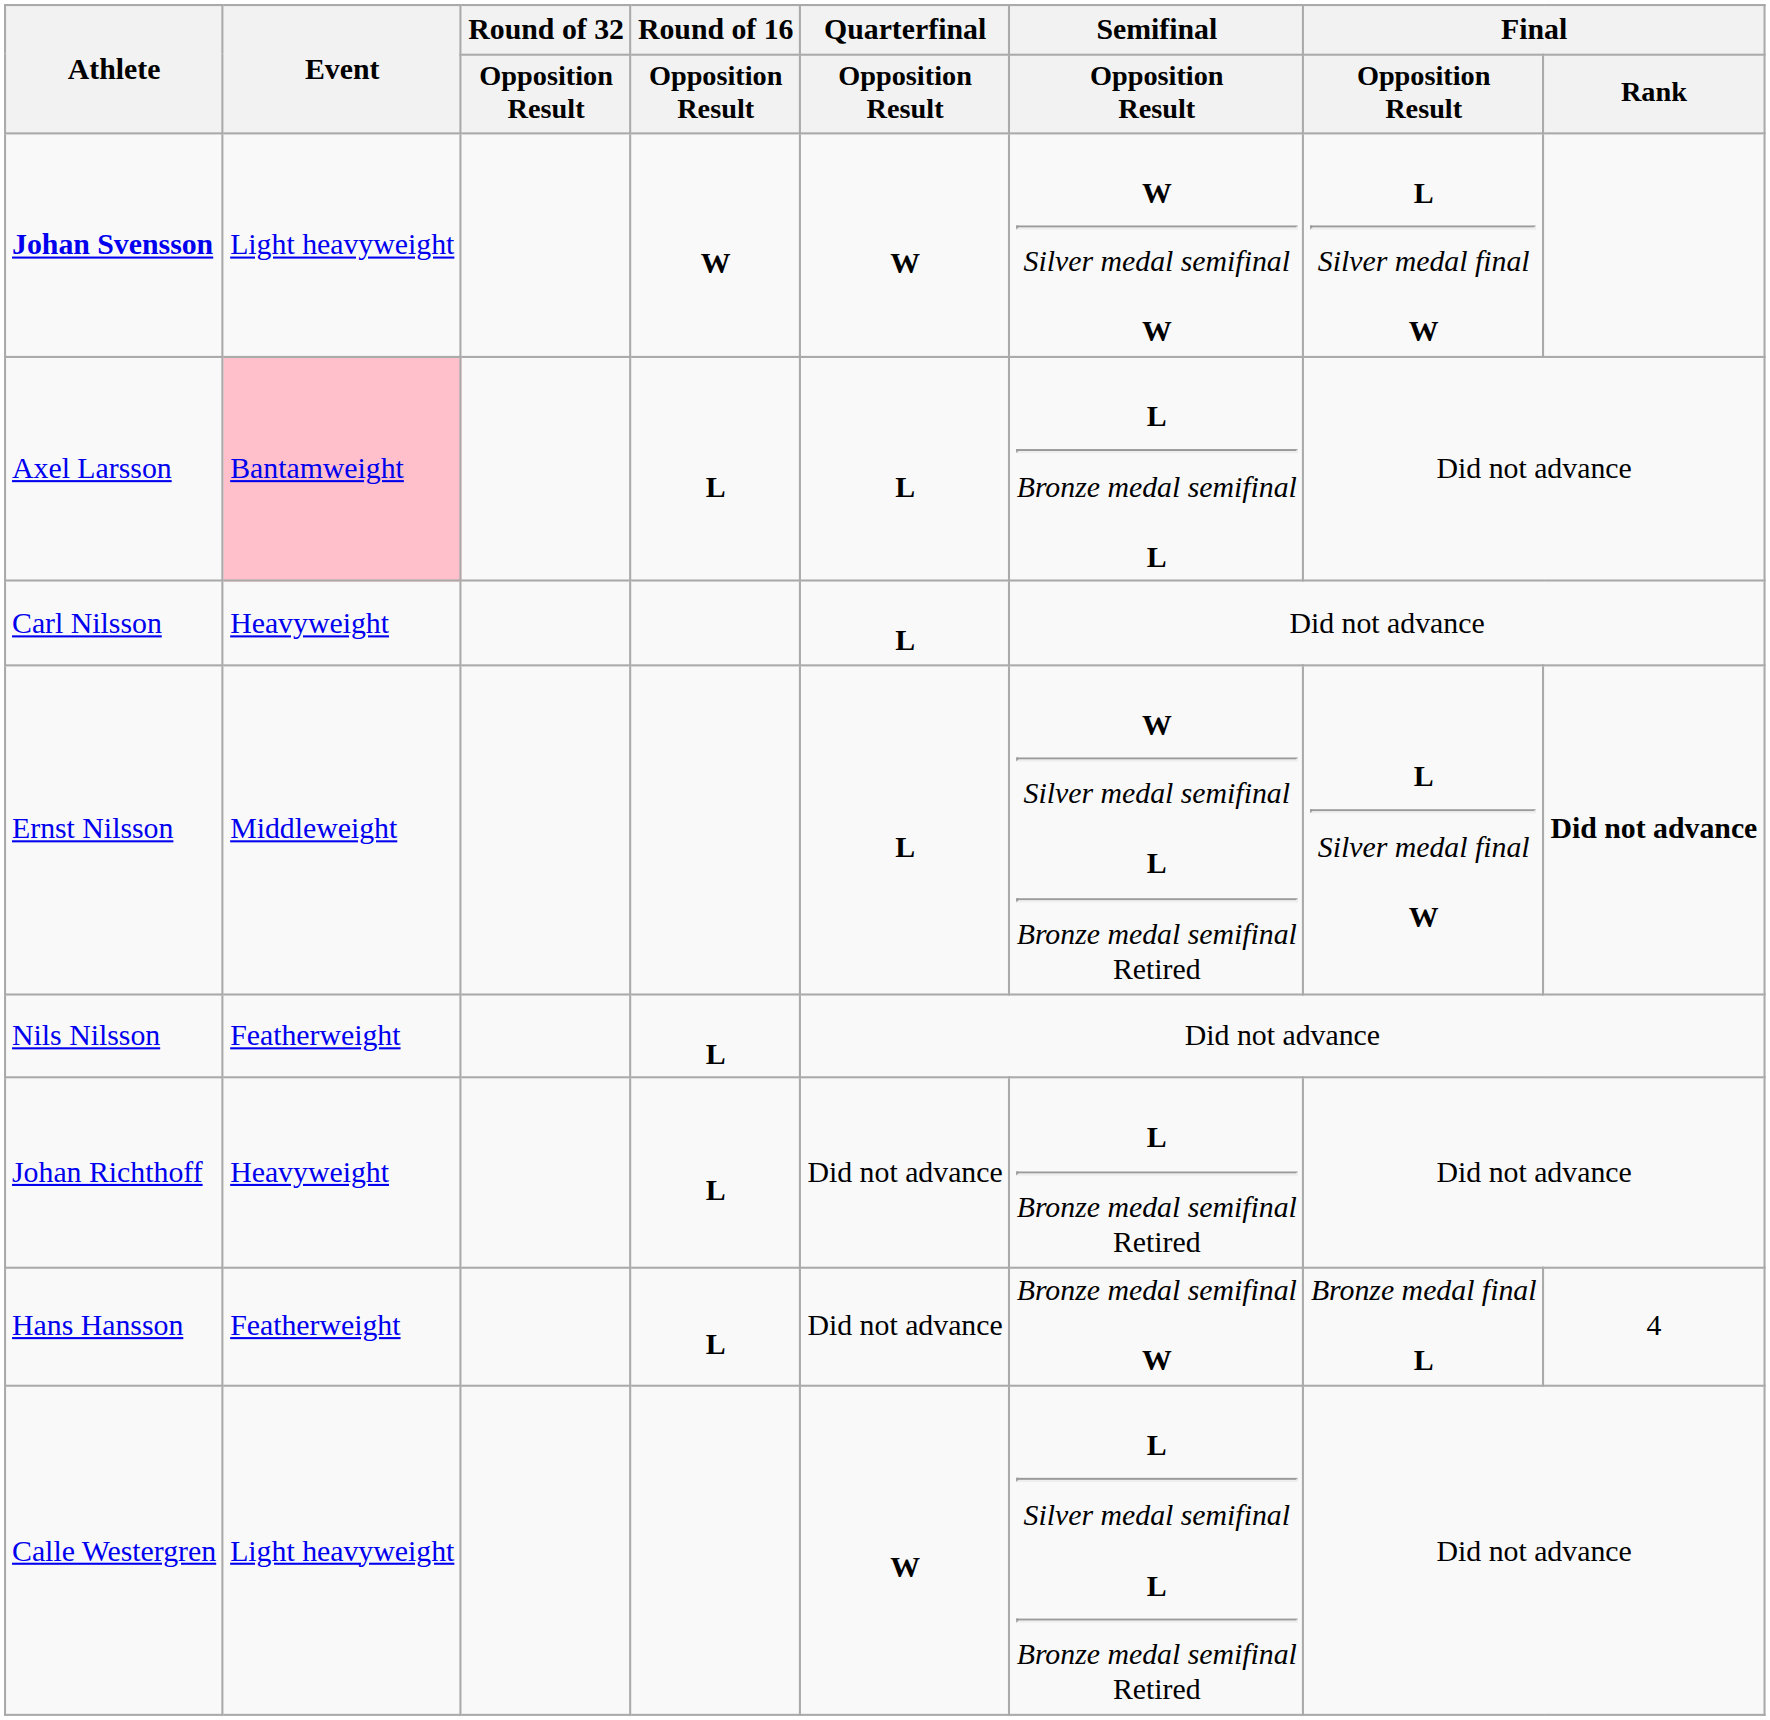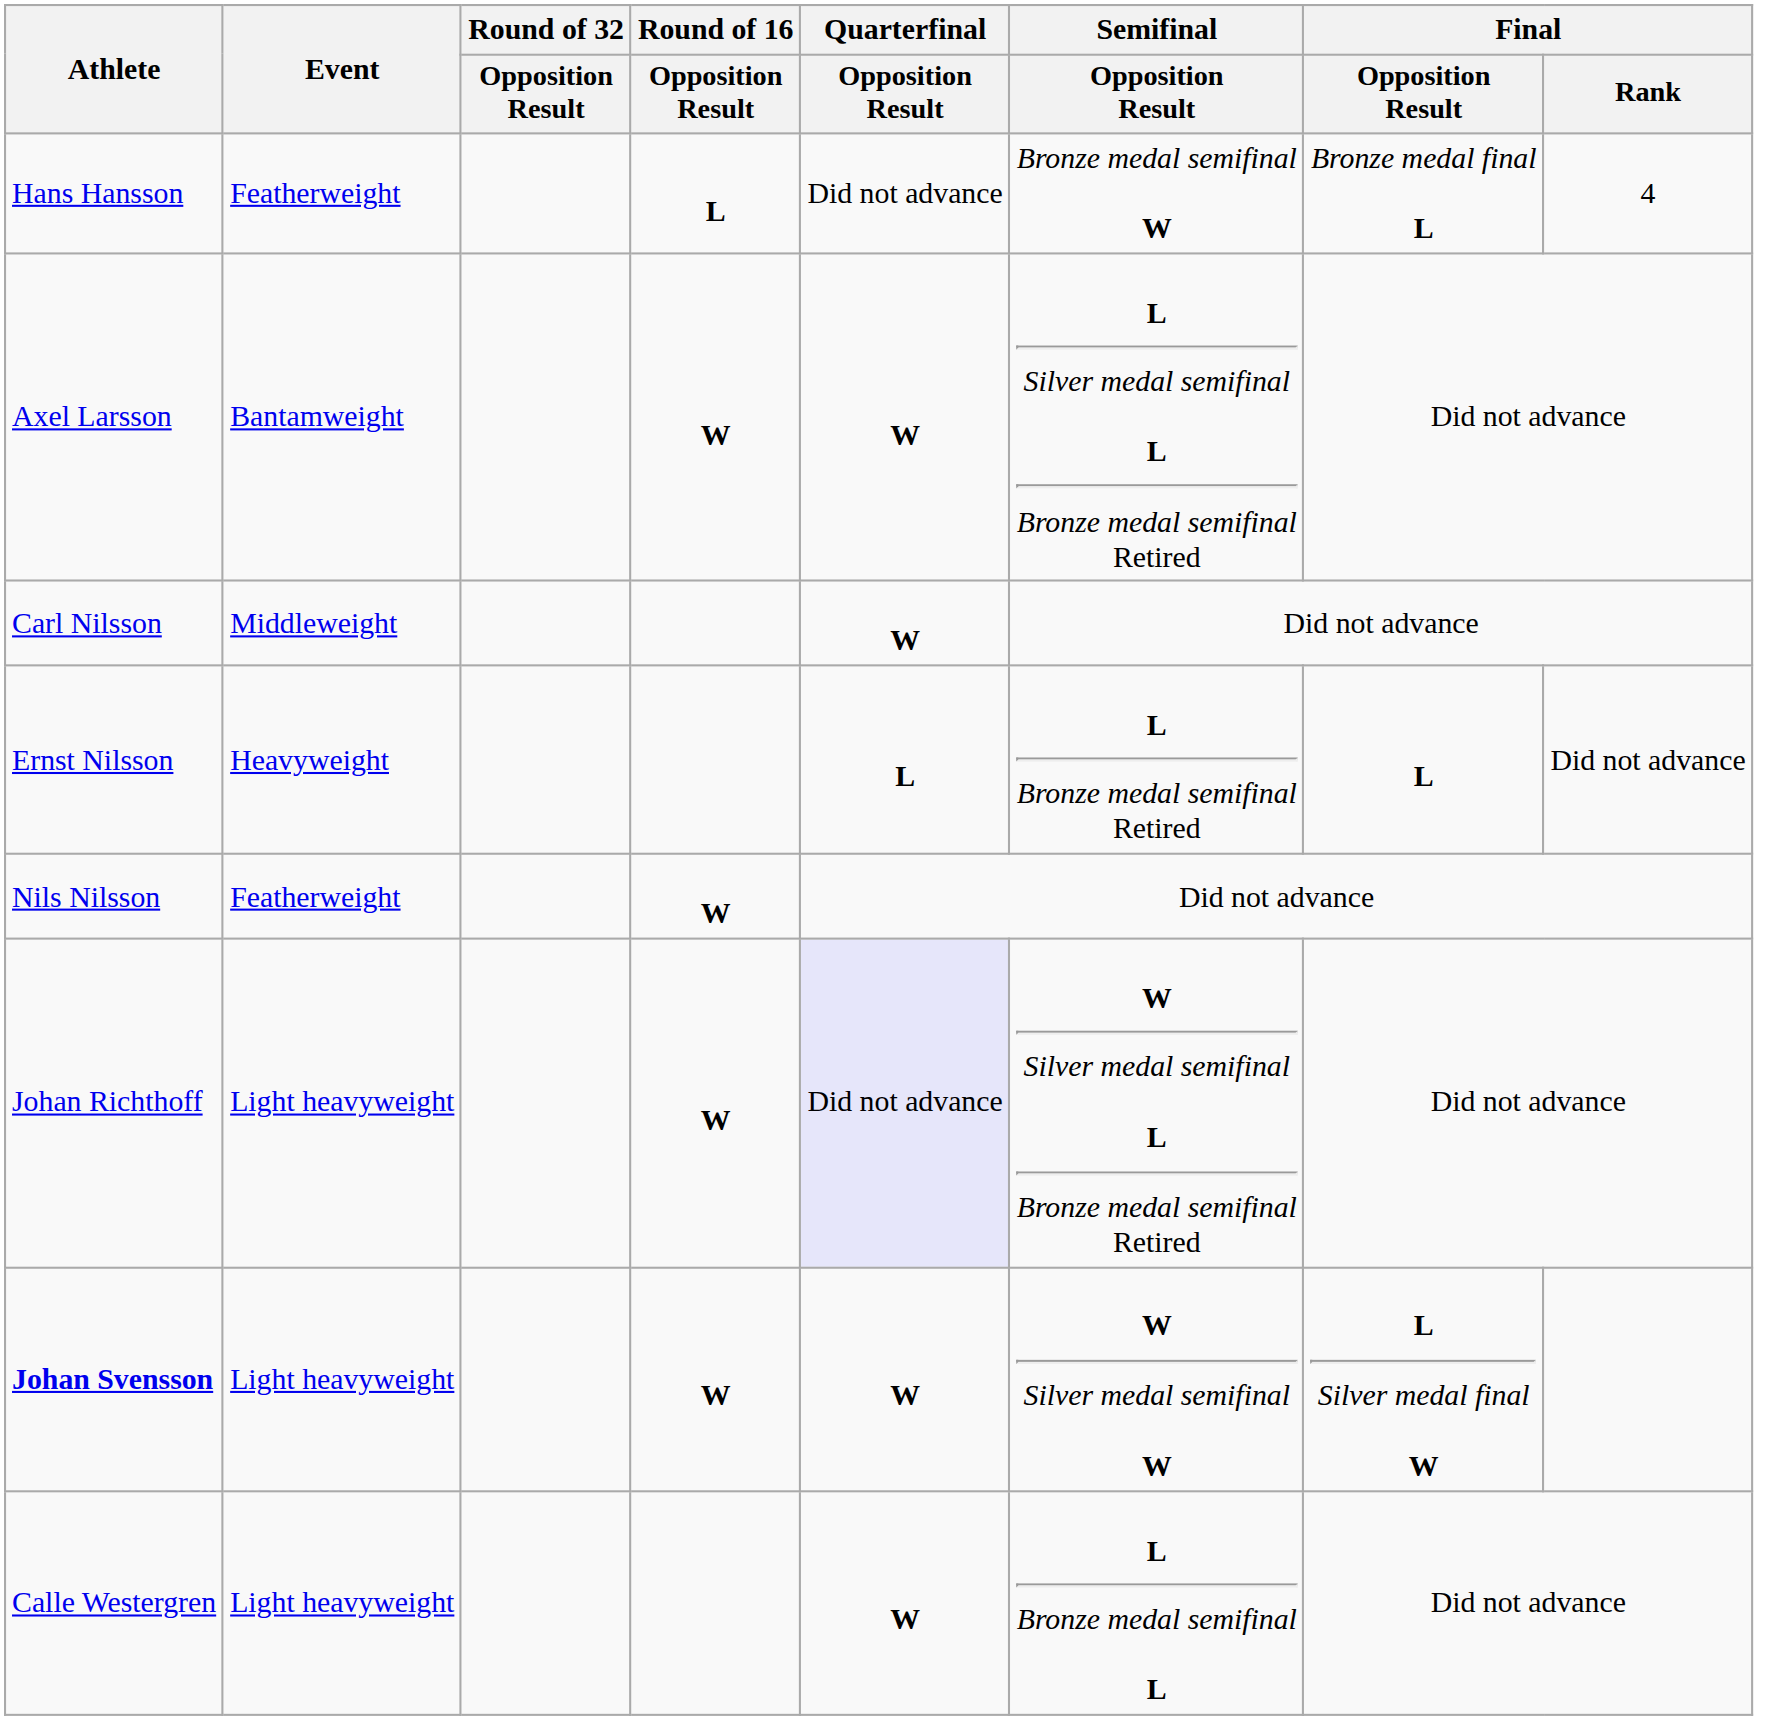rows swapped: (98, 1326) <-> (113, 245)
(317, 469) pink background -> (317, 417) no background
(716, 487) L -> (716, 434) W
(905, 487) L -> (905, 434) W
(1157, 487) L Bronze medal semifinal L -> (1157, 434) L Silver medal semifinal L Bronze medal semifinal Retired
(310, 623) Heavyweight -> (314, 623) Middleweight
(905, 641) L -> (905, 641) W
(314, 829) Middleweight -> (310, 759) Heavyweight
(1157, 847) W Silver medal semifinal L Bronze medal semifinal Retired -> (1157, 777) L Bronze medal semifinal Retired
(1424, 847) L Silver medal final W -> (1424, 777) L
(1654, 829) bold -> (1648, 759) normal
(716, 1053) L -> (716, 914) W
(310, 1172) Heavyweight -> (342, 1102) Light heavyweight
(716, 1190) L -> (716, 1120) W
(905, 1172) no background -> (905, 1102) lavender background
(1157, 1190) L Bronze medal semifinal Retired -> (1157, 1120) W Silver medal semifinal L Bronze medal semifinal Retired
(1157, 1567) L Silver medal semifinal L Bronze medal semifinal Retired -> (1157, 1620) L Bronze medal semifinal L
